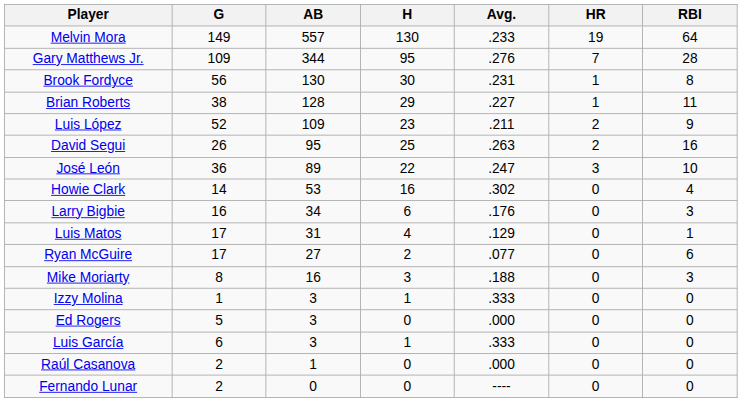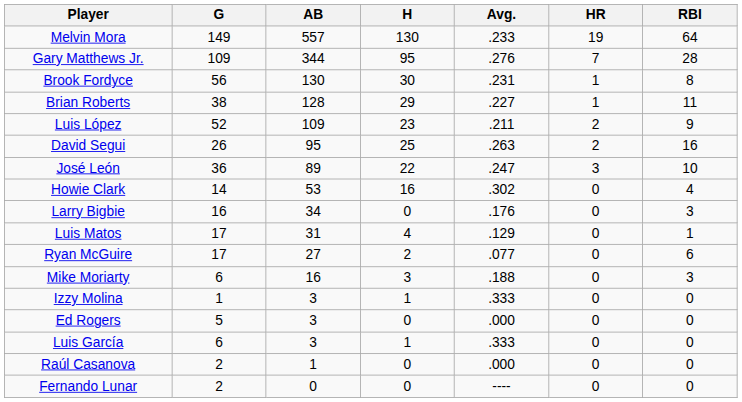(407, 211) 6 -> (407, 211) 0
(219, 277) 8 -> (219, 277) 6
